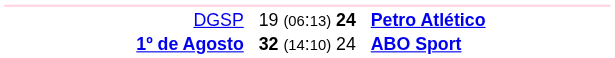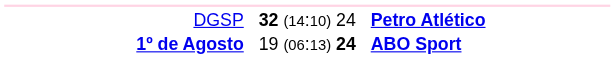(307, 20) 19 (06:13) 24 -> (307, 20) 32 (14:10) 24
(307, 44) 32 (14:10) 24 -> (307, 44) 19 (06:13) 24
